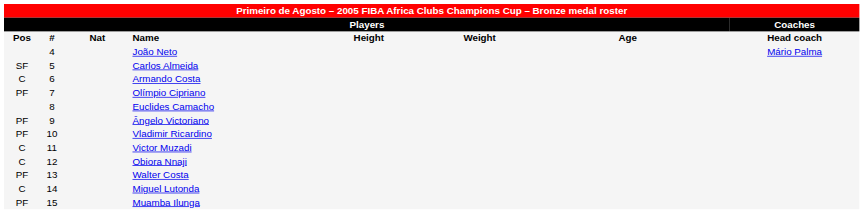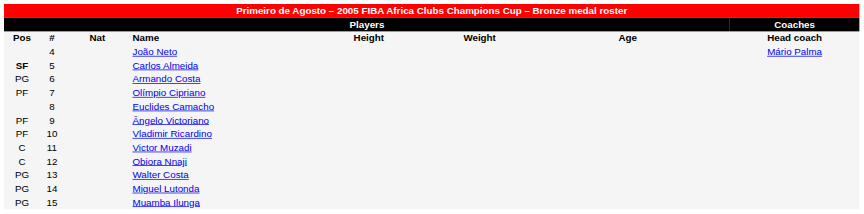(22, 66) normal -> (22, 66) bold
(22, 79) C -> (22, 79) PG
(22, 175) PF -> (22, 175) PG
(22, 189) C -> (22, 189) PG
(22, 202) PF -> (22, 202) PG
